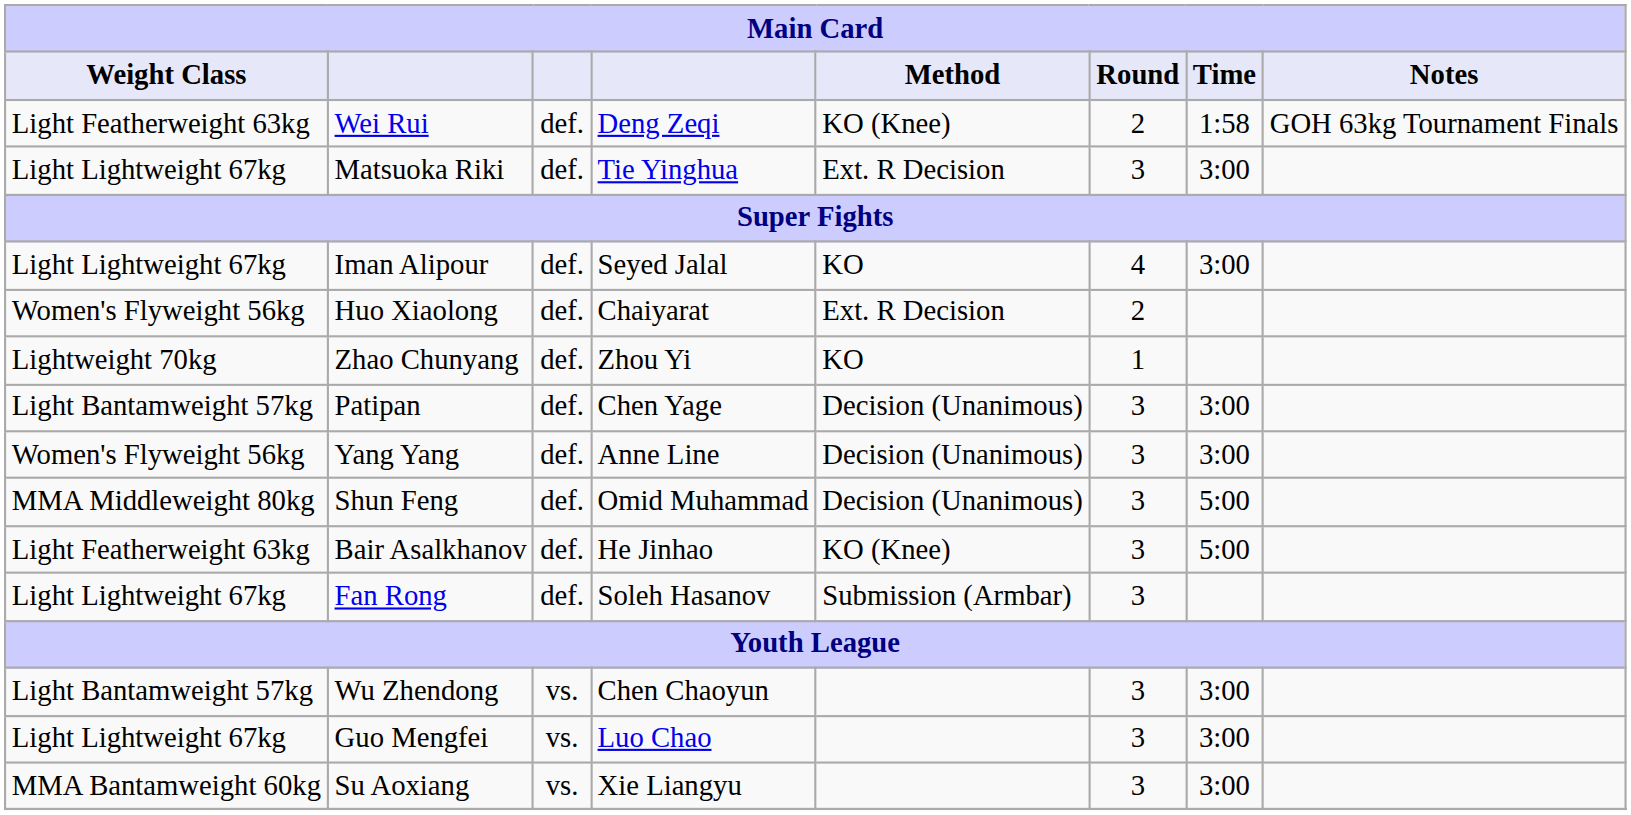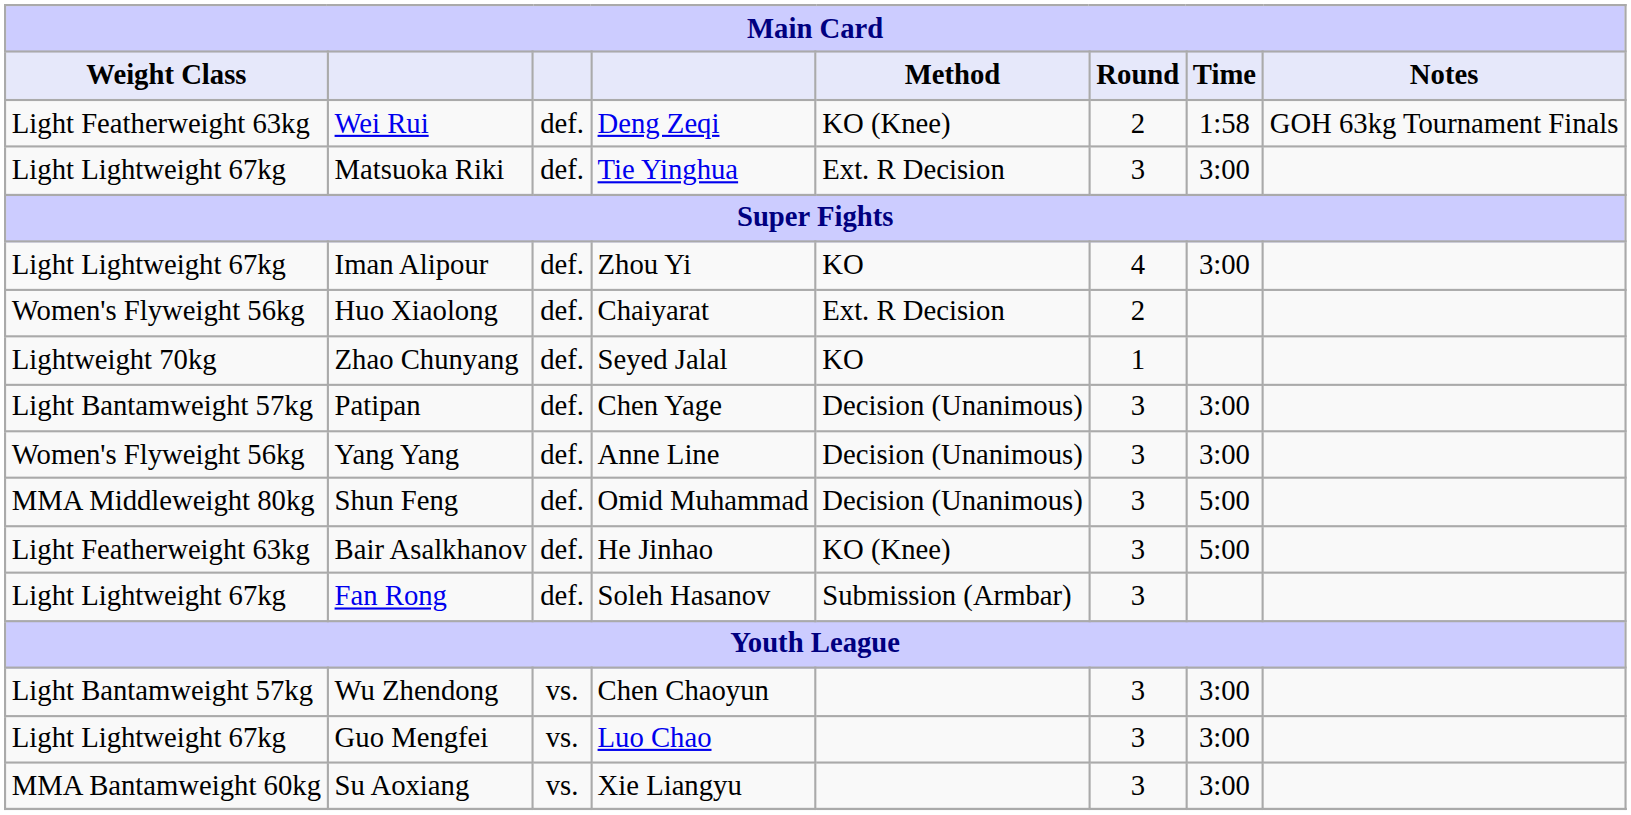(662, 264) Seyed Jalal -> (644, 264) Zhou Yi
(644, 359) Zhou Yi -> (662, 359) Seyed Jalal
